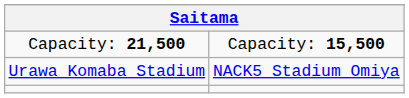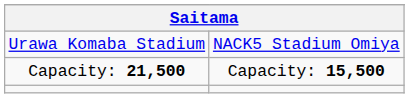rows swapped: (107, 71) <-> (107, 45)
